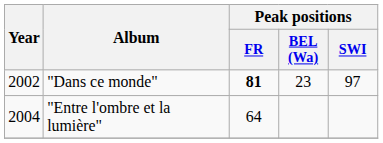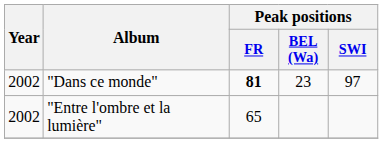(24, 116) 2004 -> (24, 116) 2002
(254, 116) 64 -> (254, 116) 65
